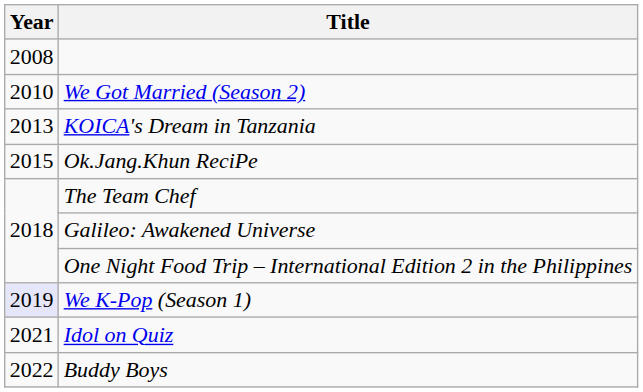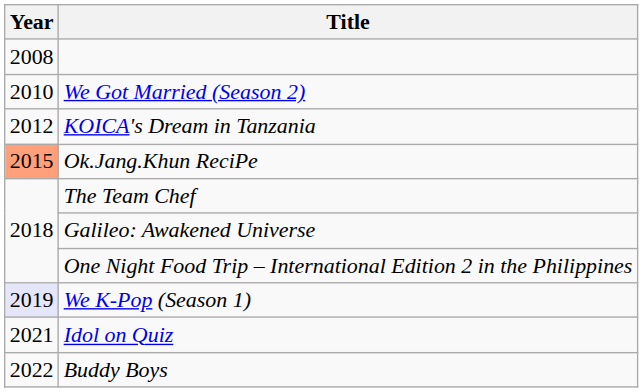(32, 126) 2013 -> (32, 126) 2012
(32, 160) no background -> (32, 160) lightsalmon background
